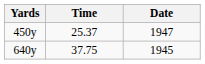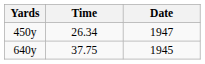(84, 31) 25.37 -> (84, 31) 26.34
